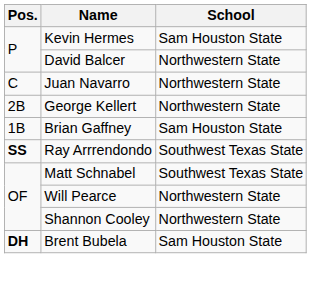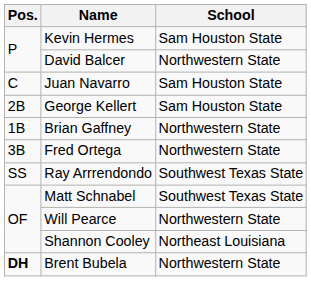(220, 83) Northwestern State -> (220, 83) Sam Houston State
(220, 106) Northwestern State -> (220, 106) Sam Houston State
(220, 128) Sam Houston State -> (220, 128) Northwestern State
+ row: (83, 151)
(17, 151) bold -> (17, 173) normal
(220, 219) Northwestern State -> (222, 241) Northeast Louisiana
(220, 241) Sam Houston State -> (220, 264) Northwestern State
